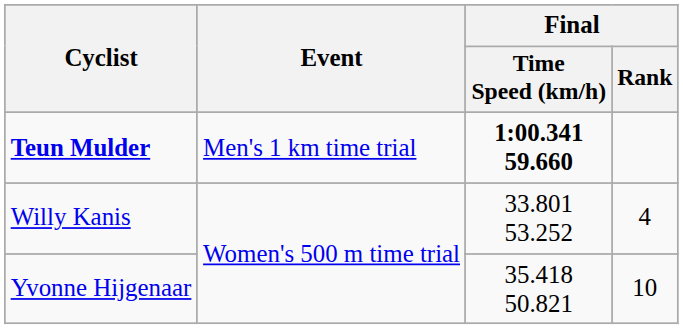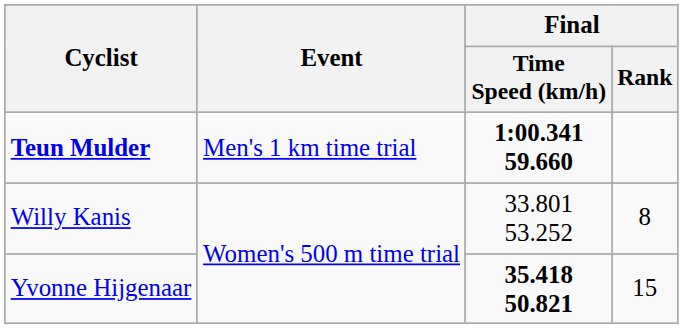(645, 218) 4 -> (645, 218) 8
(539, 288) normal -> (539, 288) bold
(645, 288) 10 -> (645, 288) 15
